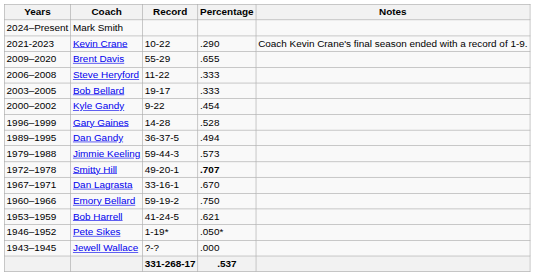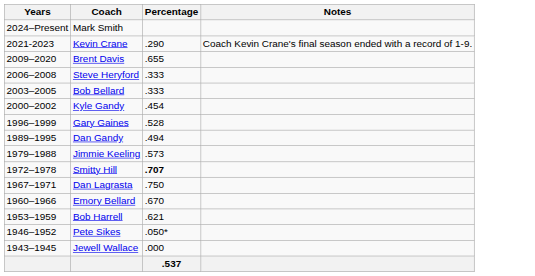- column: (170, 12)
(210, 185) .670 -> (154, 185) .750
(210, 201) .750 -> (154, 201) .670
